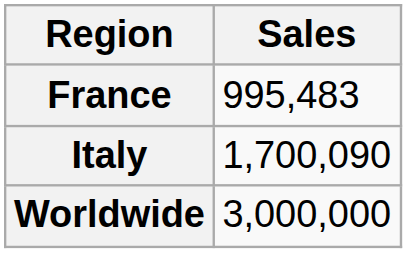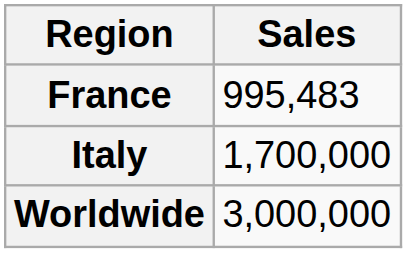(307, 154) 1,700,090 -> (307, 154) 1,700,000
